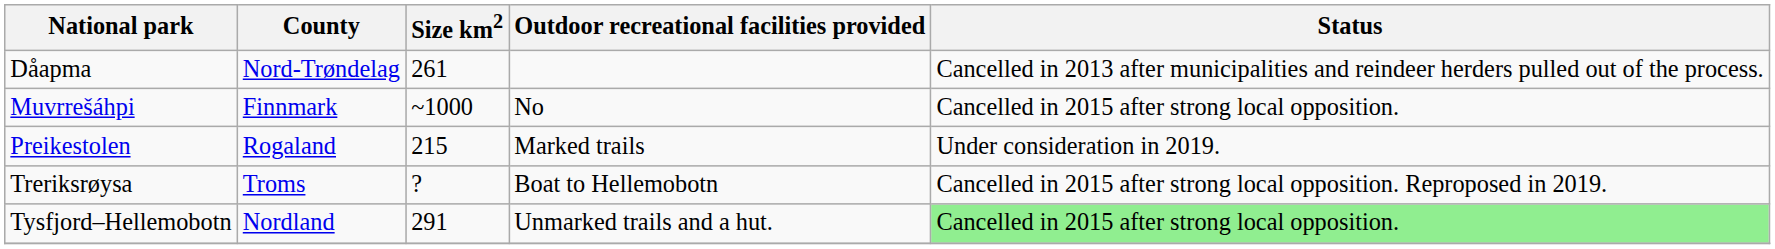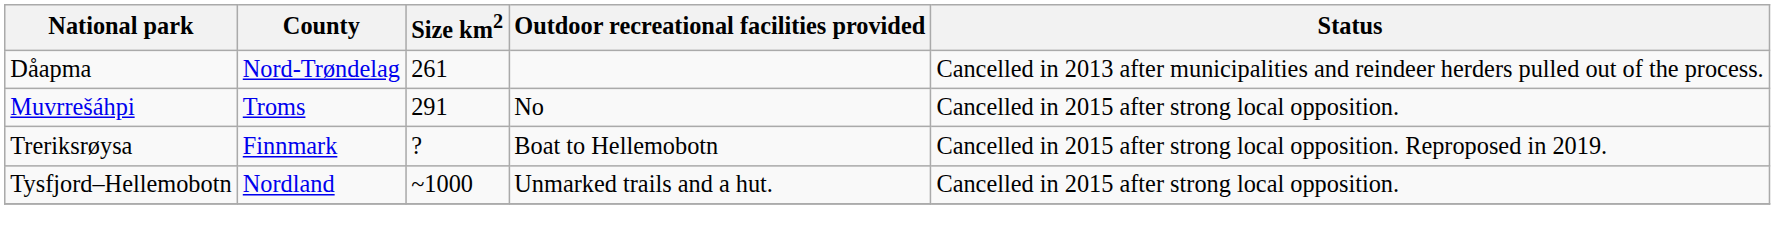(290, 107) Finnmark -> (274, 107) Troms
(442, 107) ~1000 -> (429, 107) 291
- row: (70, 146)
(274, 184) Troms -> (290, 146) Finnmark
(429, 223) 291 -> (442, 184) ~1000
(1168, 223) lightgreen background -> (1168, 184) no background
